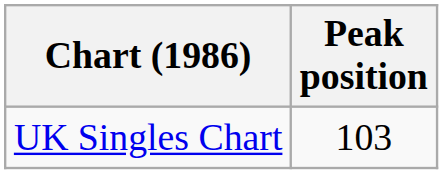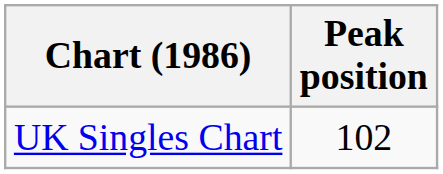(364, 136) 103 -> (364, 136) 102
